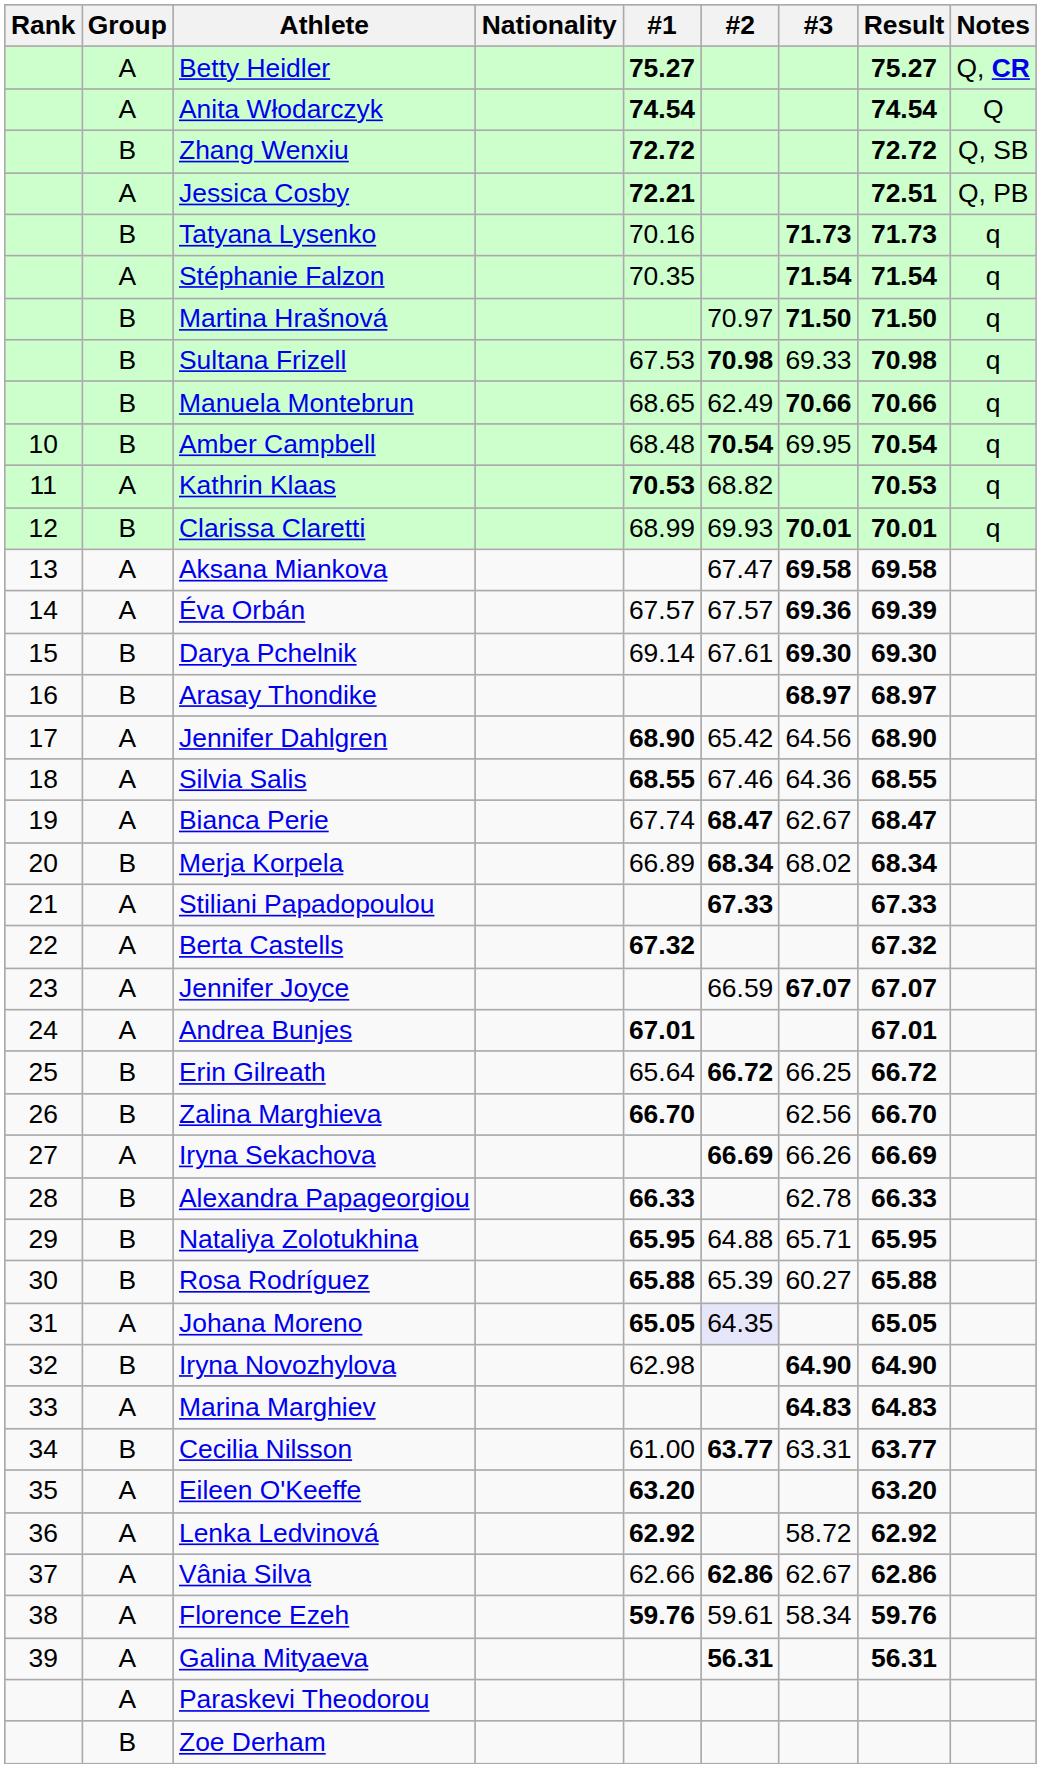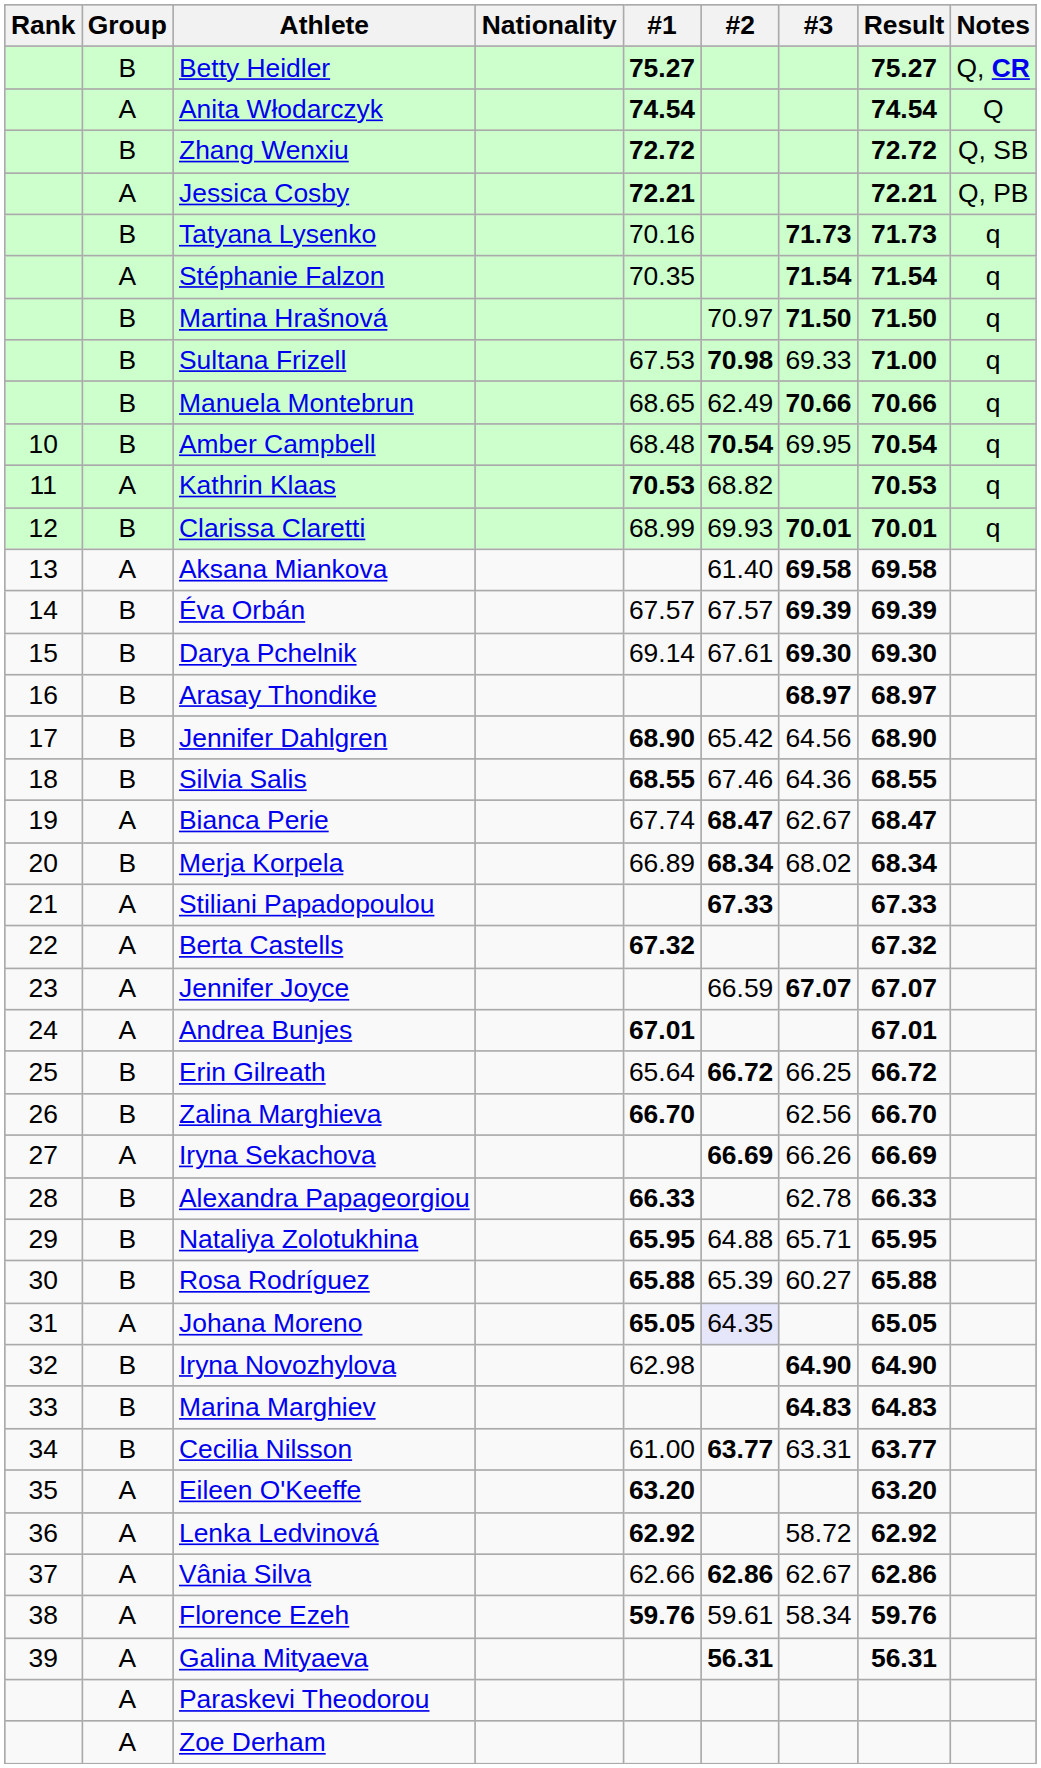(127, 67) A -> (127, 67) B
(904, 192) 72.51 -> (904, 192) 72.21
(904, 360) 70.98 -> (904, 360) 71.00
(740, 569) 67.47 -> (740, 569) 61.40
(127, 611) A -> (127, 611) B
(818, 611) 69.36 -> (818, 611) 69.39
(127, 737) A -> (127, 737) B
(127, 779) A -> (127, 779) B
(127, 1407) A -> (127, 1407) B
(127, 1742) B -> (127, 1742) A
